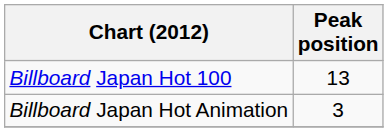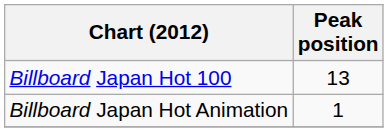(338, 110) 3 -> (338, 110) 1
